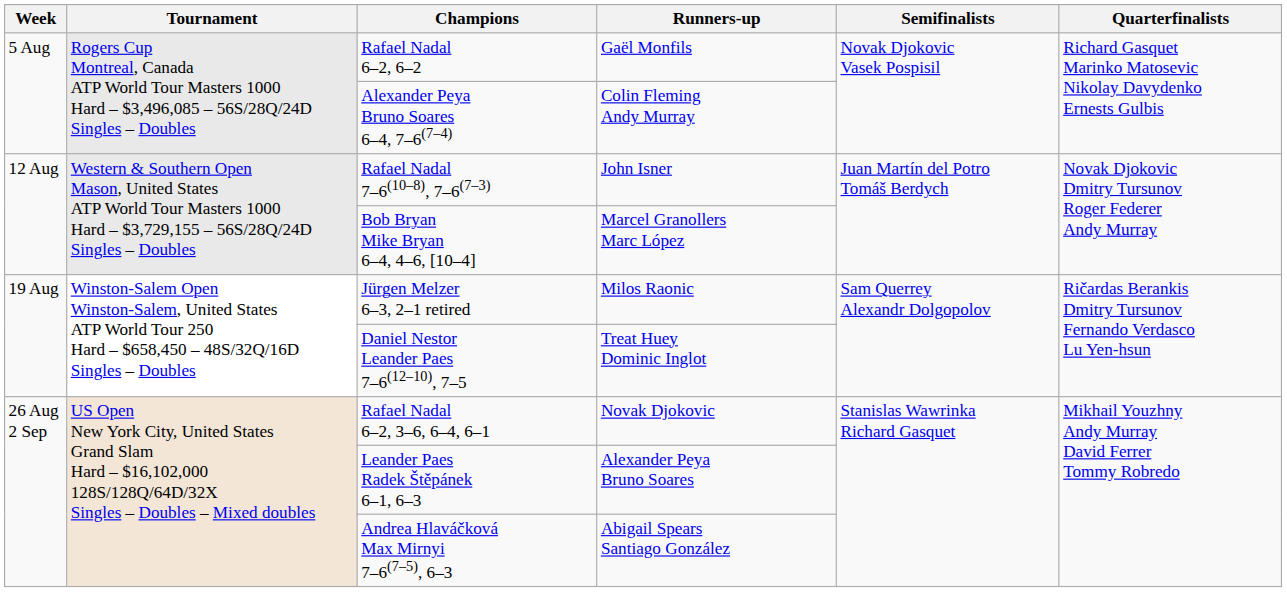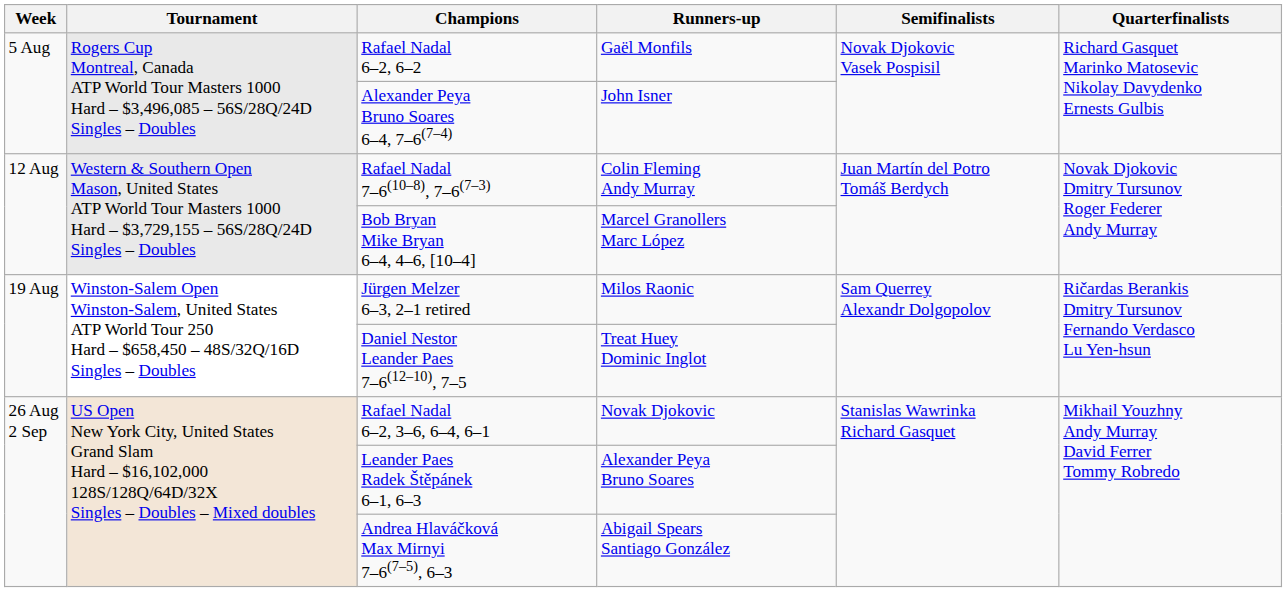(651, 105) Colin Fleming Andy Murray -> (636, 95) John Isner
(636, 168) John Isner -> (651, 178) Colin Fleming Andy Murray
